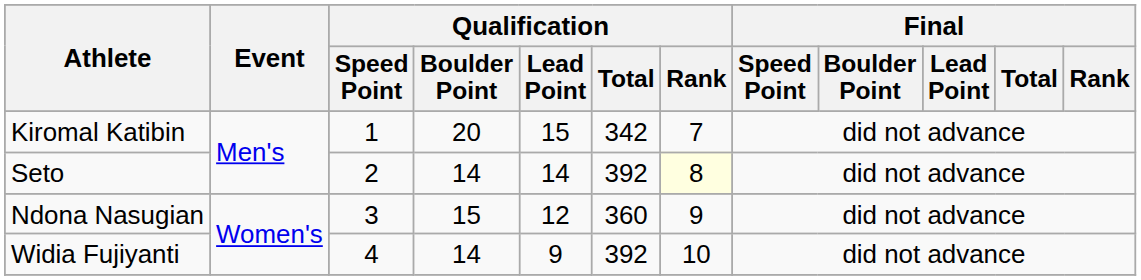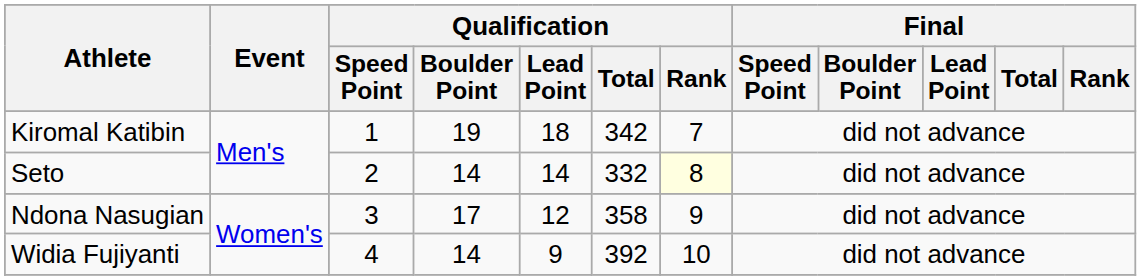(467, 132) 20 -> (467, 132) 19
(555, 132) 15 -> (555, 132) 18
(626, 173) 392 -> (626, 173) 332
(467, 214) 15 -> (467, 214) 17
(626, 214) 360 -> (626, 214) 358
